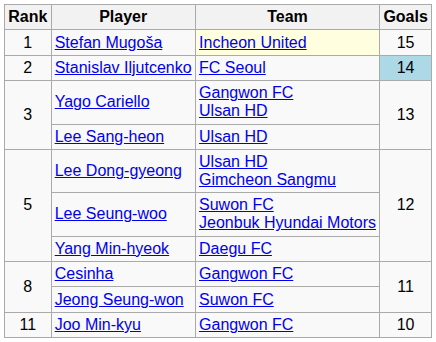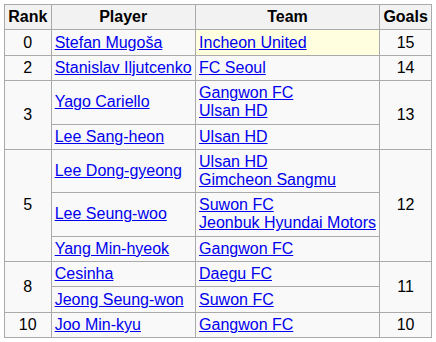(28, 42) 1 -> (28, 42) 0
(406, 67) lightblue background -> (406, 67) no background
(235, 248) Daegu FC -> (246, 248) Gangwon FC
(246, 274) Gangwon FC -> (235, 274) Daegu FC
(28, 324) 11 -> (28, 324) 10
